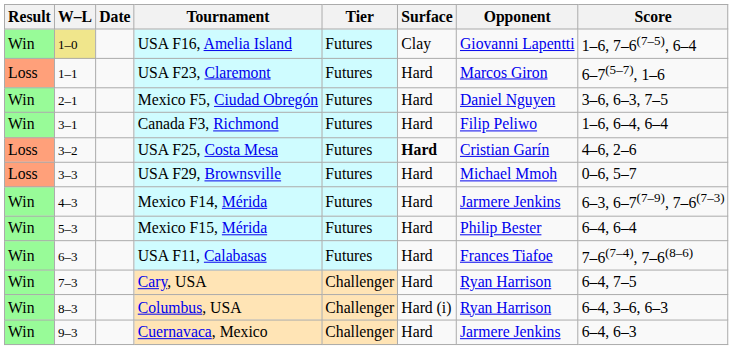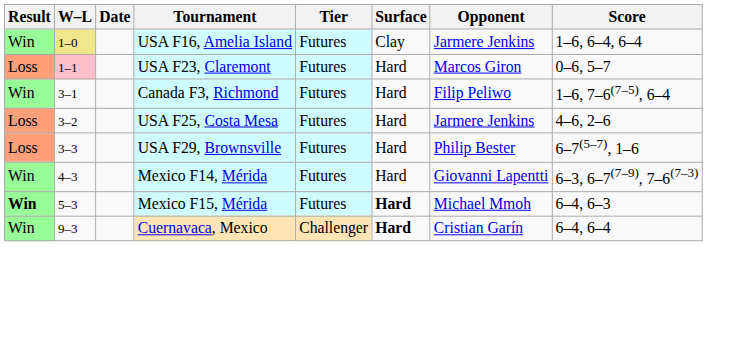(517, 43) Giovanni Lapentti -> (484, 41) Jarmere Jenkins
(639, 43) 1–6, 7–6(7–5), 6–4 -> (599, 41) 1–6, 6–4, 6–4
(68, 74) no background -> (68, 67) pink background
(623, 73) 6–7(5–7), 1–6 -> (583, 66) 0–6, 5–7
- row: (228, 100)
(625, 124) 1–6, 6–4, 6–4 -> (613, 93) 1–6, 7–6(7–5), 6–4
(419, 149) bold -> (391, 120) normal
(505, 149) Cristian Garín -> (484, 120) Jarmere Jenkins
(509, 174) Michael Mmoh -> (475, 147) Philip Bester
(609, 174) 0–6, 5–7 -> (597, 147) 6–7(5–7), 1–6
(510, 201) Jarmere Jenkins -> (491, 176) Giovanni Lapentti
(21, 228) normal -> (22, 203) bold
(417, 228) normal -> (393, 203) bold
(501, 228) Philip Bester -> (482, 203) Michael Mmoh
(609, 228) 6–4, 6–4 -> (583, 203) 6–4, 6–3
- row: (202, 255)
- row: (172, 282)
- row: (190, 307)
(417, 332) normal -> (393, 228) bold
(510, 332) Jarmere Jenkins -> (479, 228) Cristian Garín
(609, 332) 6–4, 6–3 -> (583, 228) 6–4, 6–4
